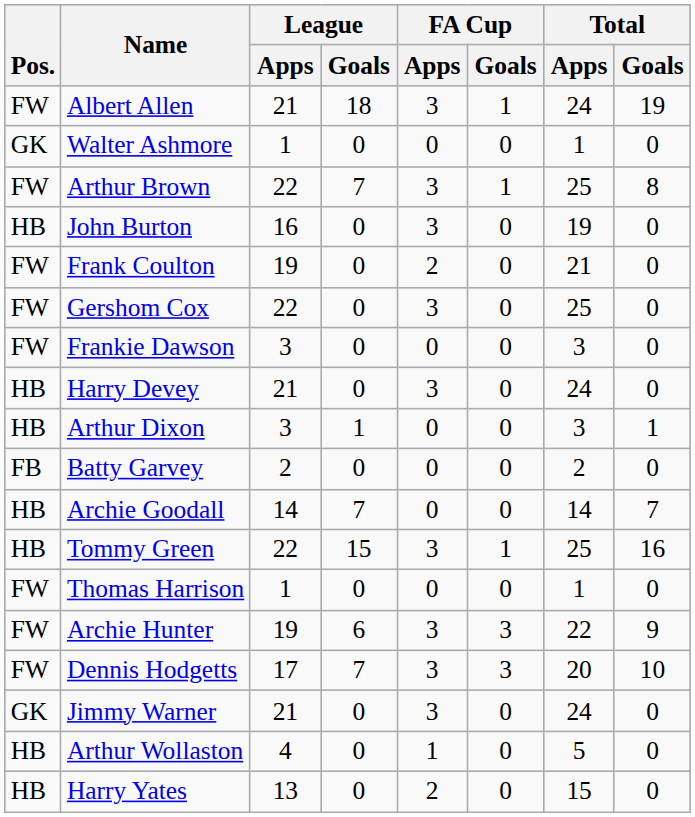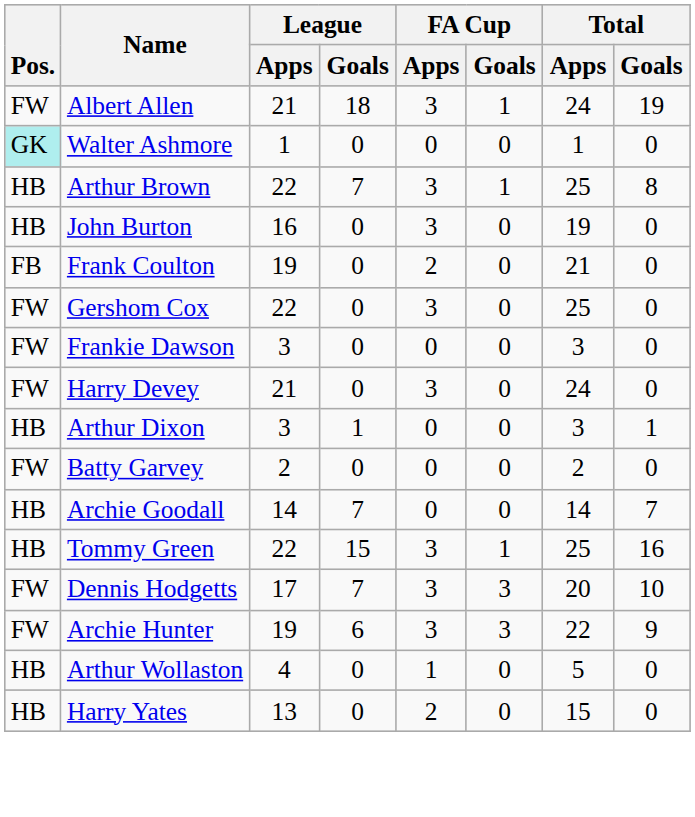(29, 145) no background -> (29, 145) paleturquoise background
(30, 186) FW -> (28, 186) HB
(30, 266) FW -> (26, 266) FB
(28, 387) HB -> (30, 387) FW
(26, 468) FB -> (30, 468) FW
- row: (156, 589)
rows swapped: (152, 670) <-> (140, 629)
- row: (142, 710)
